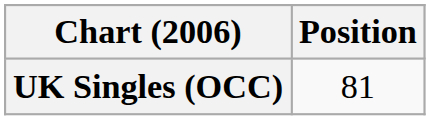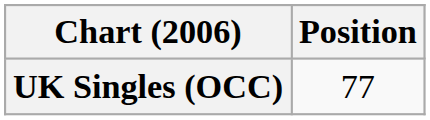(358, 85) 81 -> (358, 85) 77
